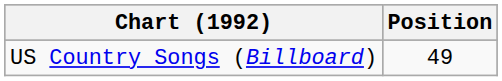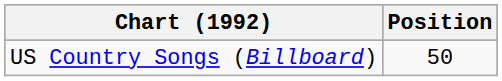(440, 58) 49 -> (440, 58) 50
